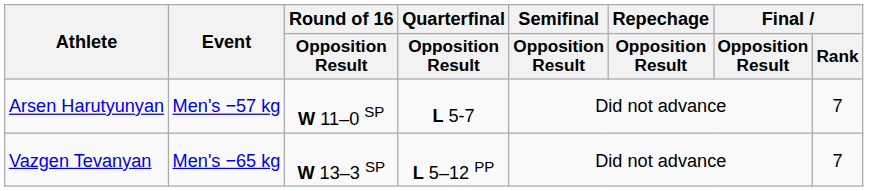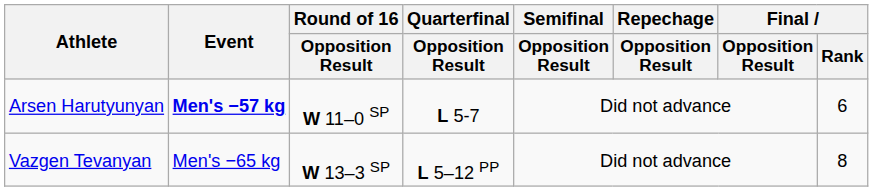(226, 106) normal -> (229, 106) bold
(837, 106) 7 -> (842, 106) 6
(837, 160) 7 -> (842, 160) 8
